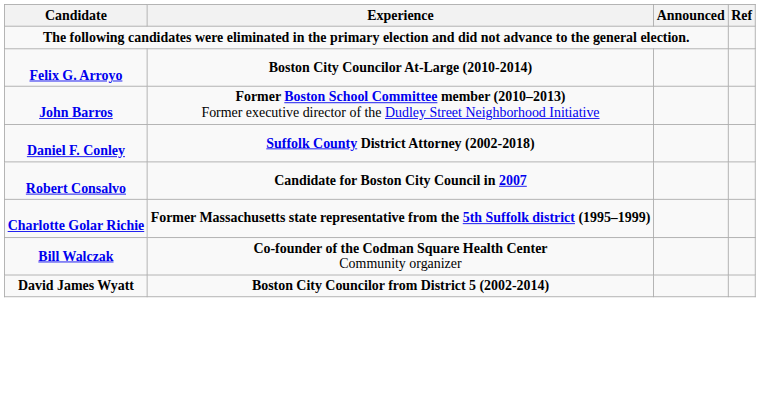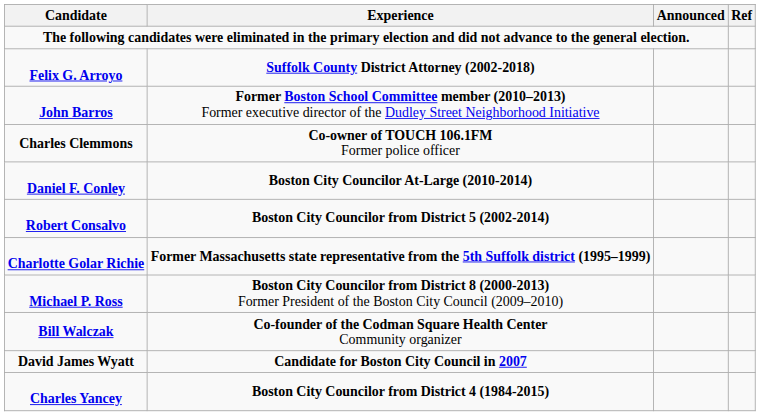(400, 67) Boston City Councilor At-Large (2010-2014) -> (400, 67) Suffolk County District Attorney (2002-2018)
+ row: (76, 142)
(400, 142) Suffolk County District Attorney (2002-2018) -> (400, 180) Boston City Councilor At-Large (2010-2014)
(400, 180) Candidate for Boston City Council in 2007 -> (400, 218) Boston City Councilor from District 5 (2002-2014)
+ row: (76, 301)
(400, 286) Boston City Councilor from District 5 (2002-2014) -> (400, 361) Candidate for Boston City Council in 2007
+ row: (76, 399)
